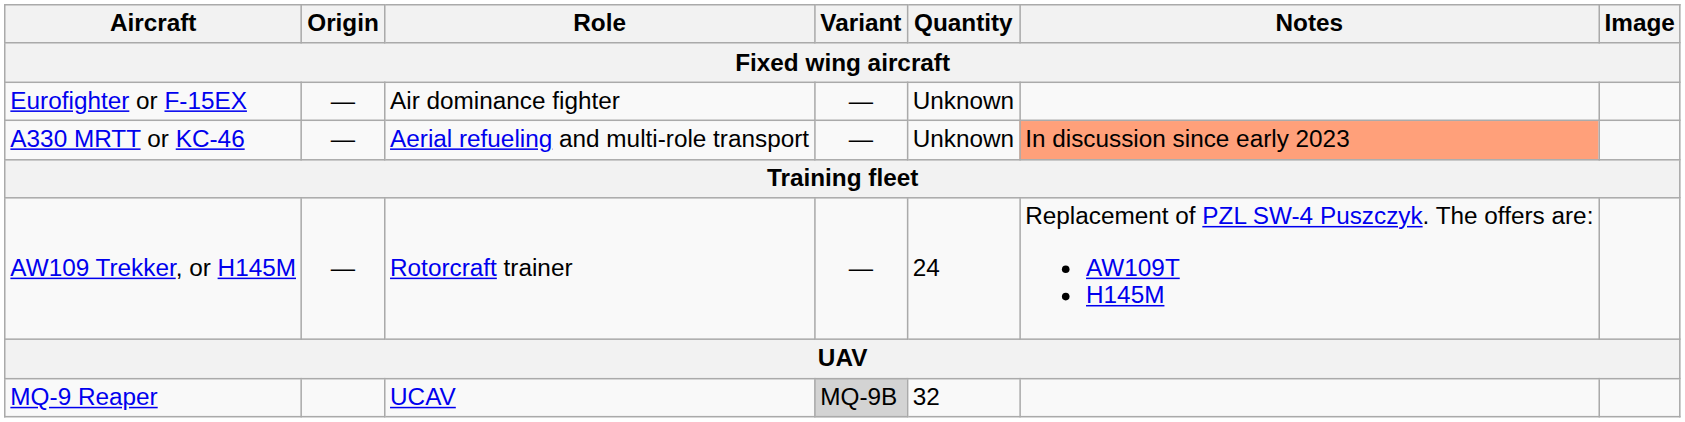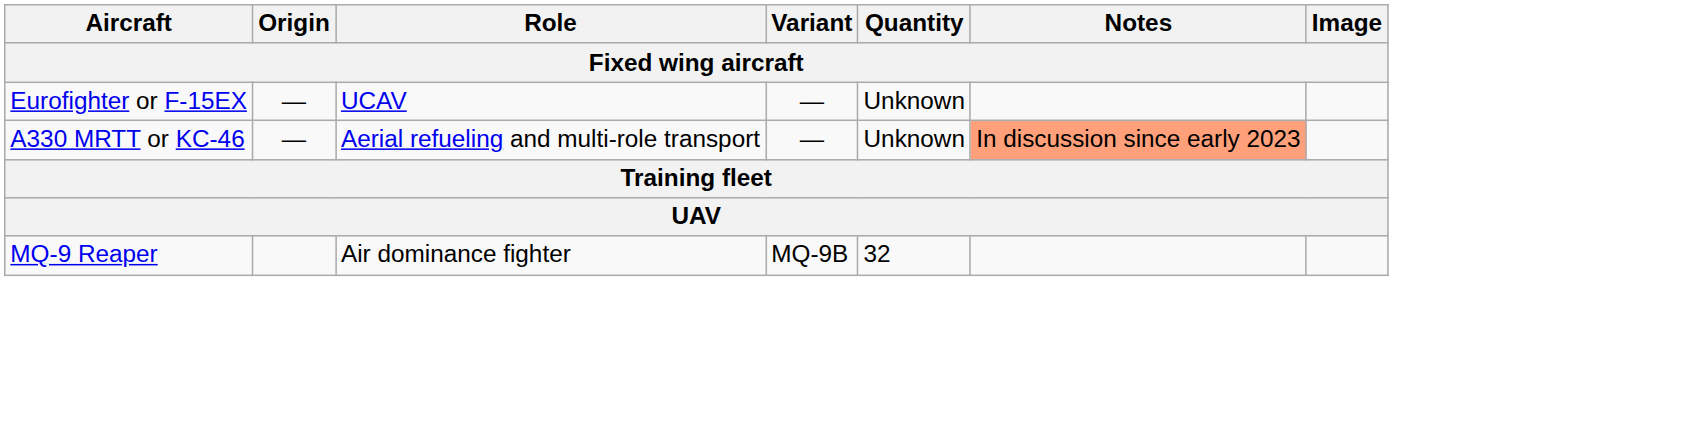(505, 100) Air dominance fighter -> (374, 100) UCAV
- row: (153, 268)
(423, 397) UCAV -> (456, 255) Air dominance fighter
(859, 397) lightgrey background -> (810, 255) no background
